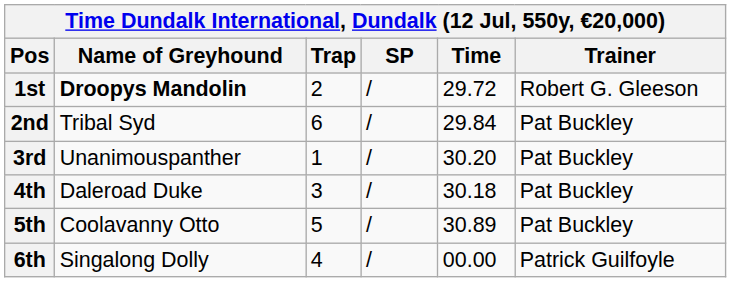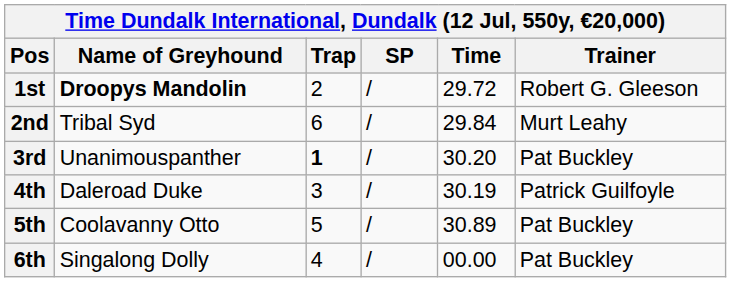(576, 123) Pat Buckley -> (573, 123) Murt Leahy
(317, 157) normal -> (317, 157) bold
(470, 191) 30.18 -> (470, 191) 30.19
(576, 191) Pat Buckley -> (597, 191) Patrick Guilfoyle
(597, 259) Patrick Guilfoyle -> (576, 259) Pat Buckley
